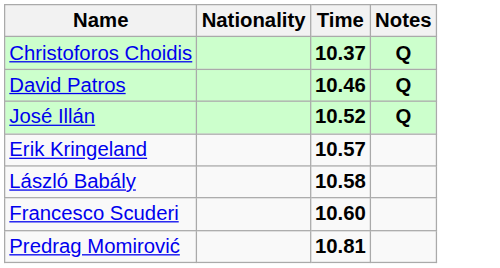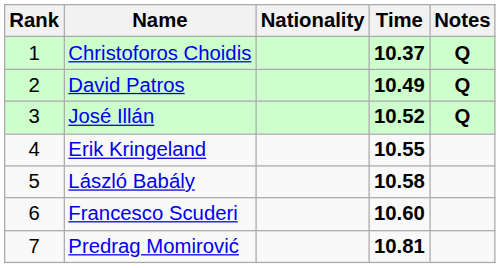+ column: (34, 20)
(340, 85) 10.46 -> (399, 85) 10.49
(340, 149) 10.57 -> (399, 149) 10.55
